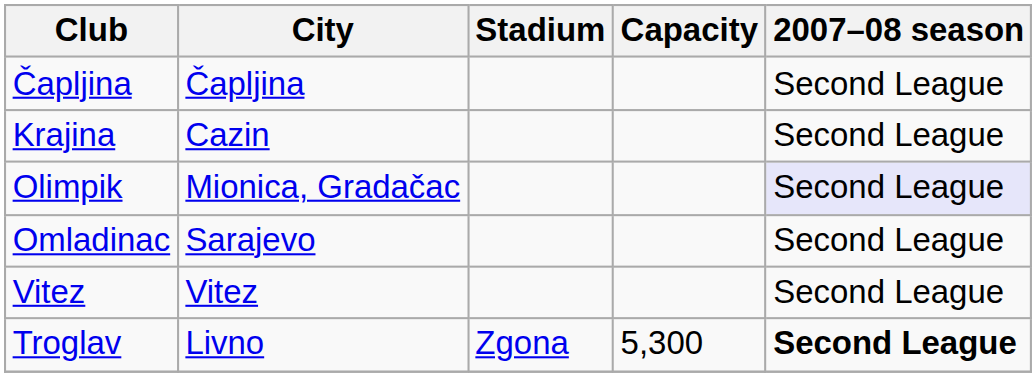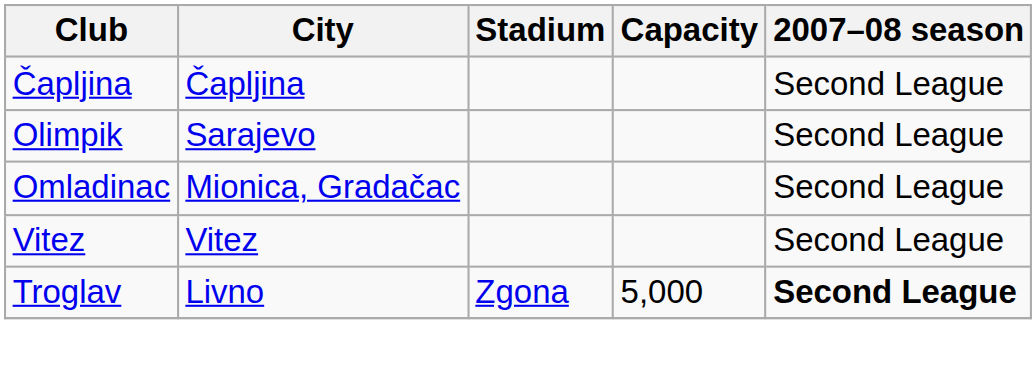- row: (64, 135)
(323, 187) Mionica, Gradačac -> (250, 135) Sarajevo
(889, 187) lavender background -> (889, 135) no background
(250, 239) Sarajevo -> (323, 187) Mionica, Gradačac
(662, 344) 5,300 -> (662, 291) 5,000
